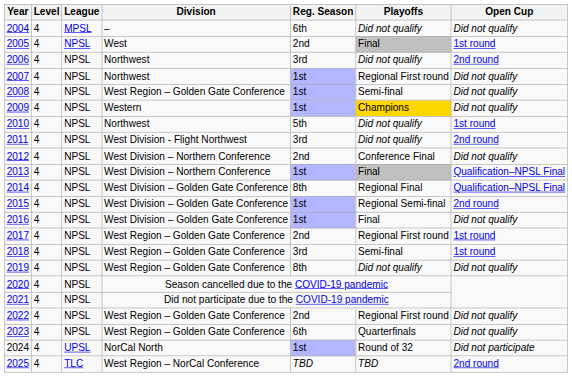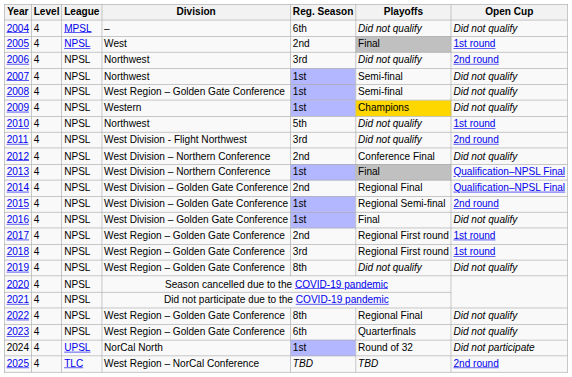(403, 76) Regional First round -> (380, 76) Semi-final
(300, 188) 8th -> (301, 188) 2nd
(380, 252) Semi-final -> (403, 252) Regional First round
(301, 316) 2nd -> (300, 316) 8th
(403, 316) Regional First round -> (390, 316) Regional Final
